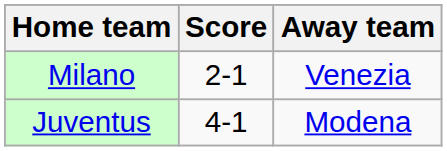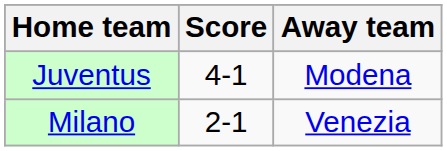rows swapped: (92, 121) <-> (92, 74)
